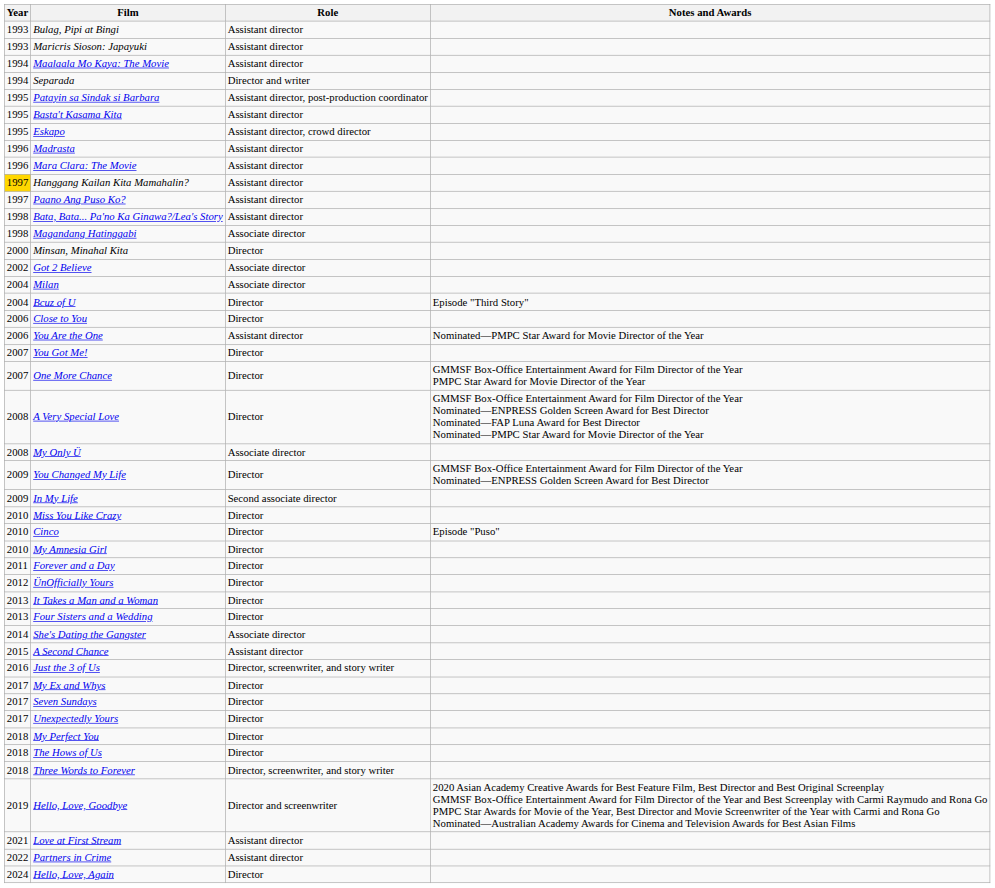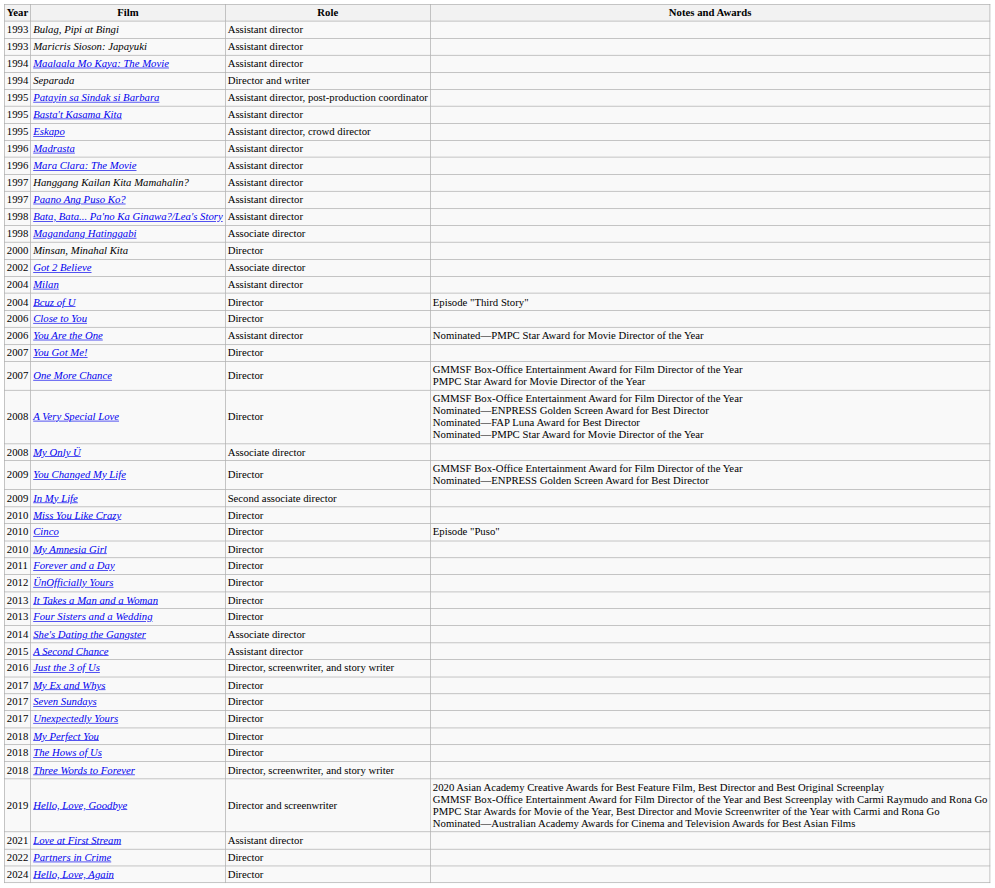(18, 183) gold background -> (18, 183) no background
(266, 285) Associate director -> (265, 285) Assistant director
(265, 857) Assistant director -> (245, 857) Director
